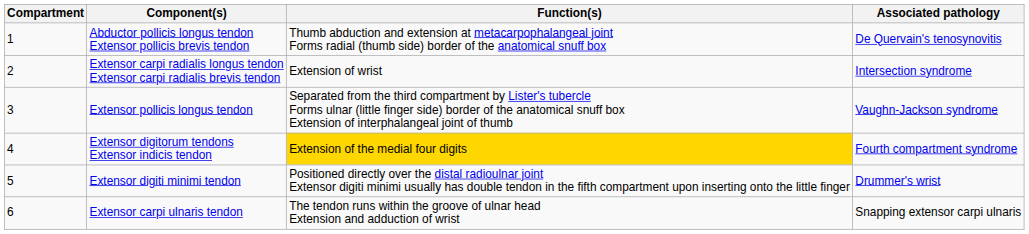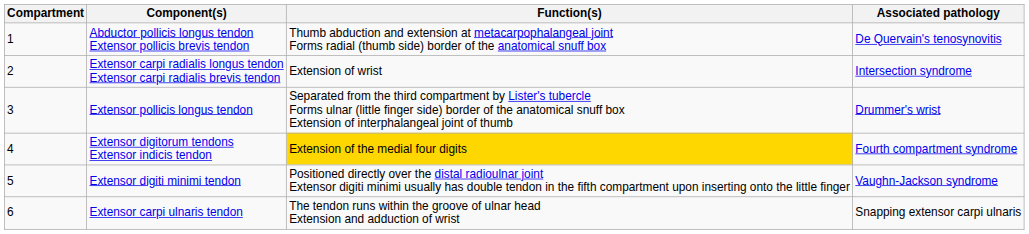(927, 110) Vaughn-Jackson syndrome -> (898, 110) Drummer's wrist
(898, 181) Drummer's wrist -> (927, 181) Vaughn-Jackson syndrome
